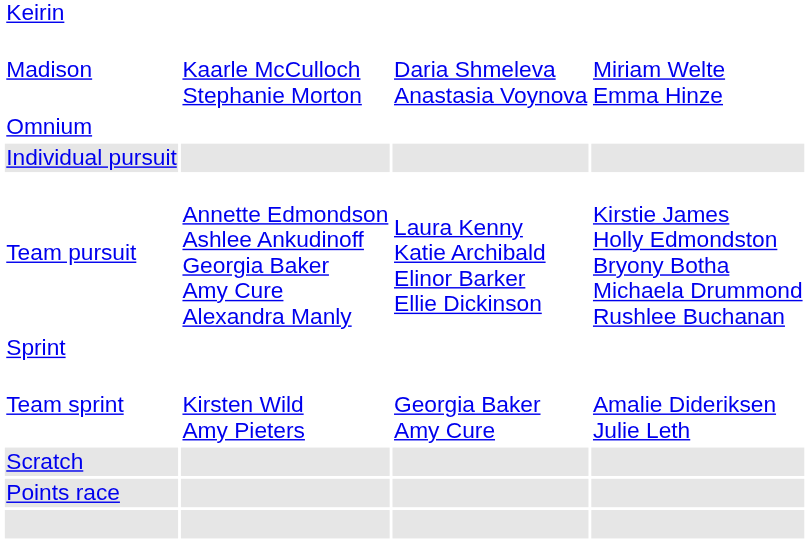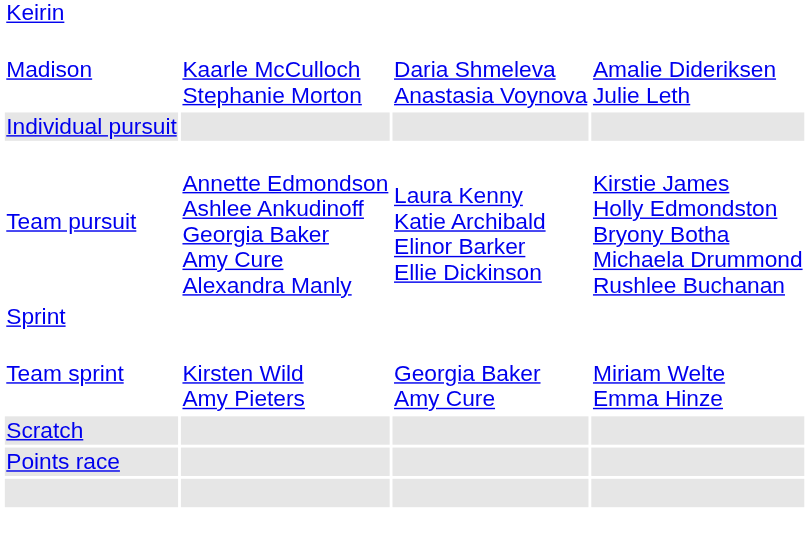(659, 82) Miriam Welte Emma Hinze -> (685, 82) Amalie Dideriksen Julie Leth
- row: (49, 126)
(685, 417) Amalie Dideriksen Julie Leth -> (659, 386) Miriam Welte Emma Hinze
